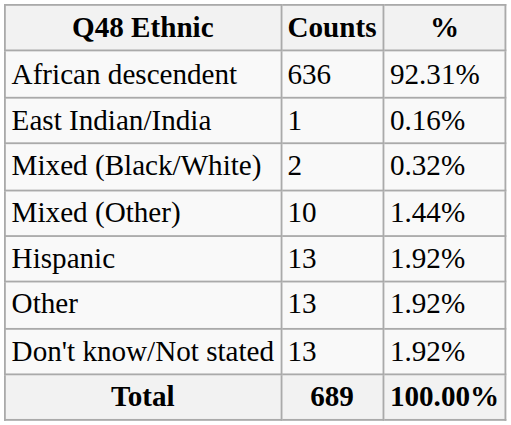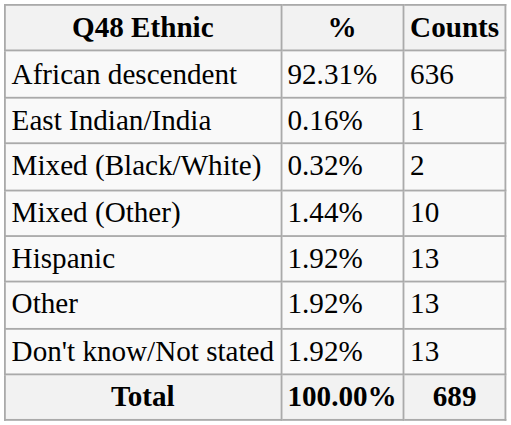columns swapped: (332, 27) <-> (445, 27)
